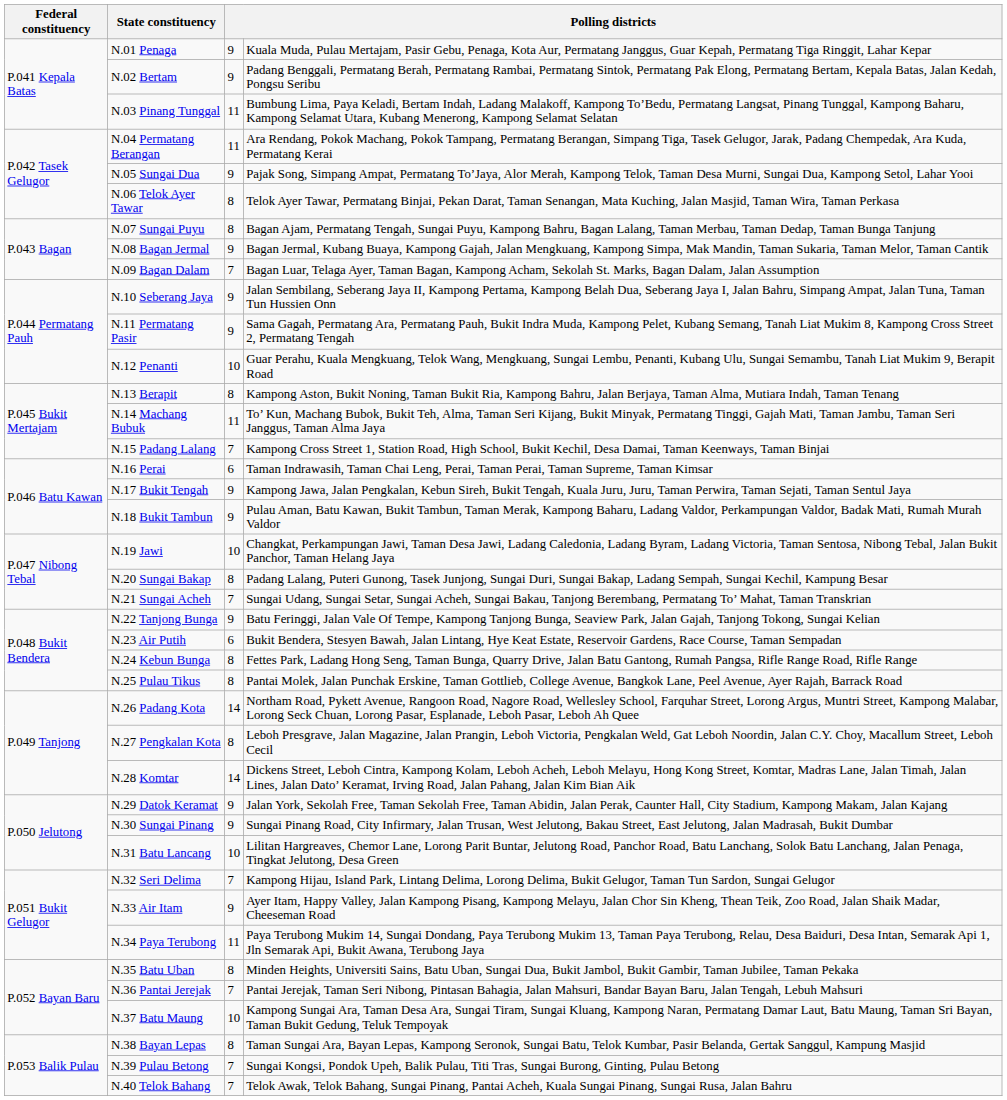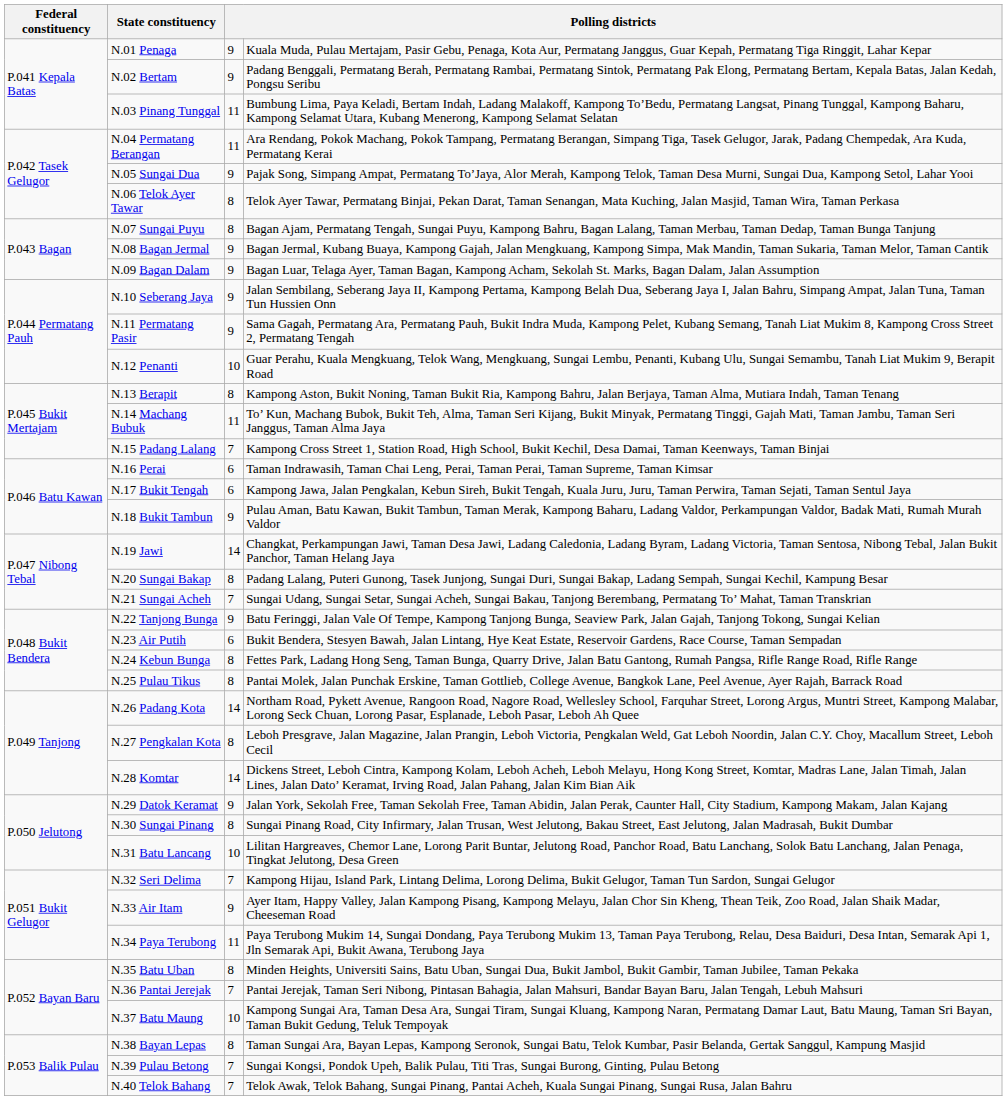(231, 269) 7 -> (231, 269) 9
(231, 489) 9 -> (231, 489) 6
(234, 551) 10 -> (234, 551) 14
(231, 825) 9 -> (231, 825) 8
